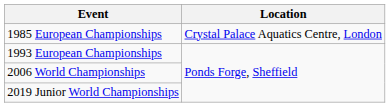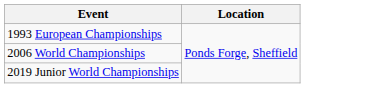- row: (85, 33)
